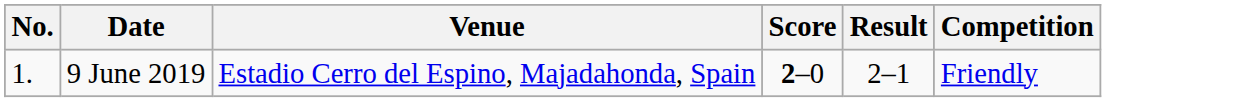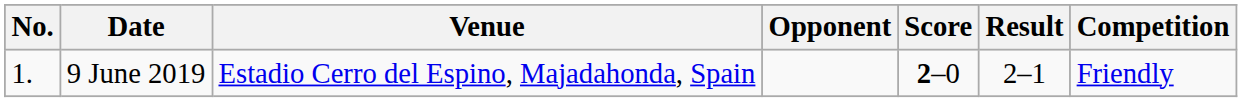+ column: (830, 27)
